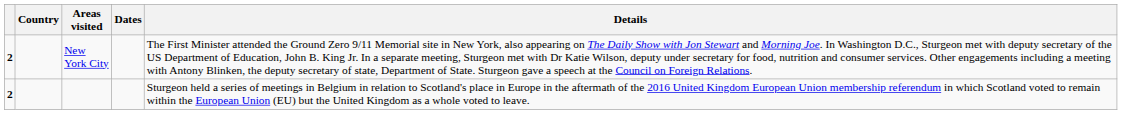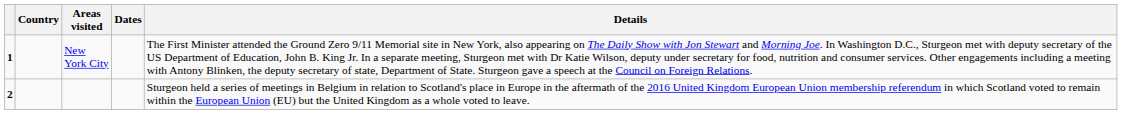(10, 57) 2 -> (10, 57) 1
